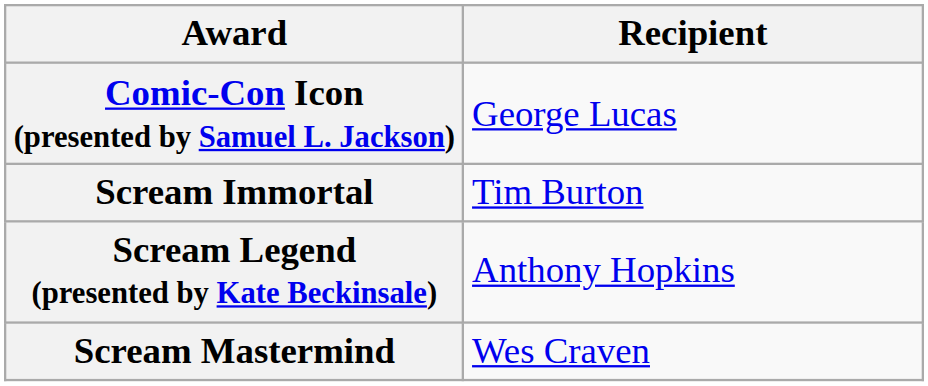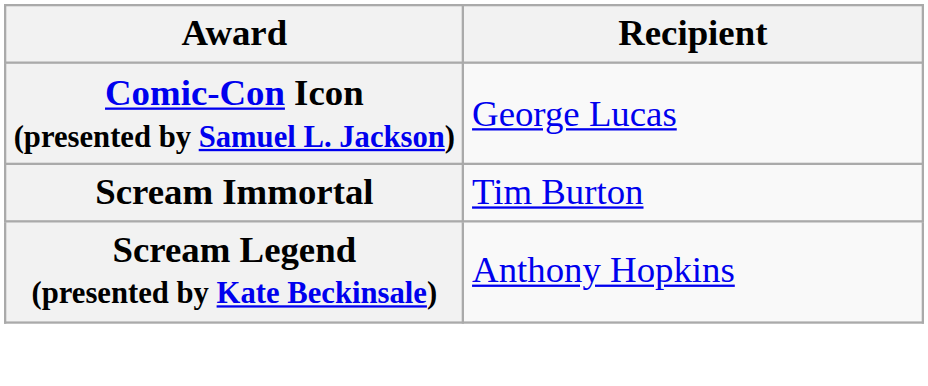- row: (234, 349)
